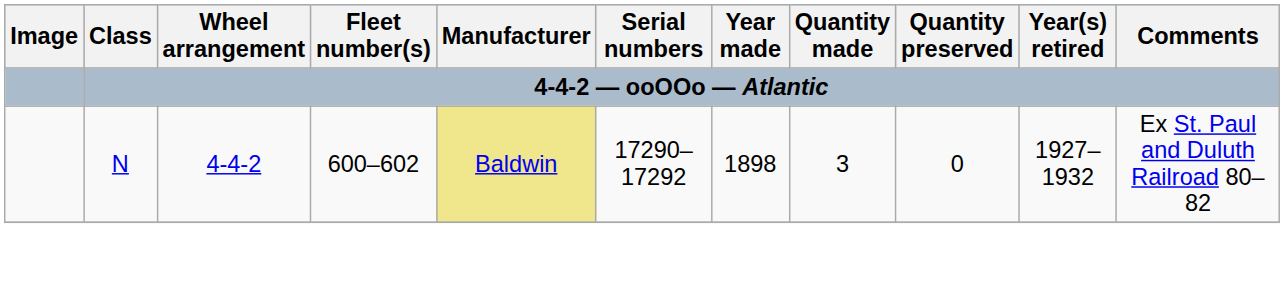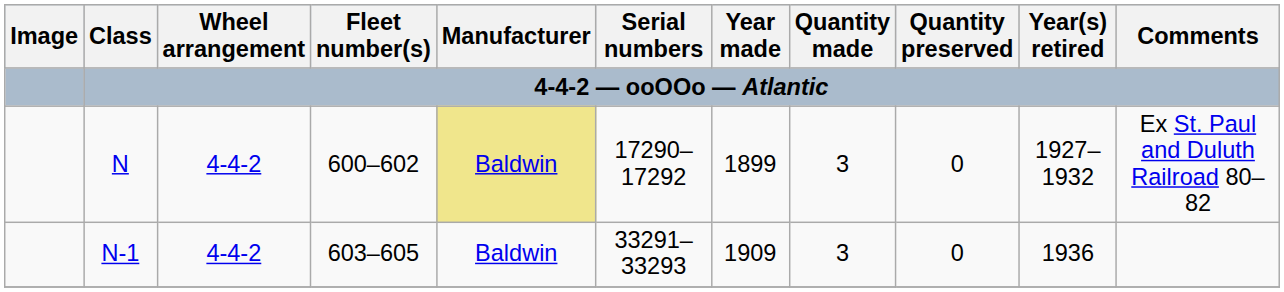(750, 163) 1898 -> (750, 163) 1899
+ row: (120, 254)
